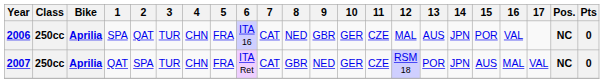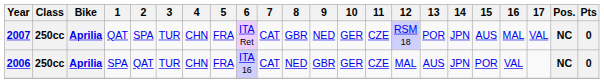rows swapped: (19, 35) <-> (19, 64)
